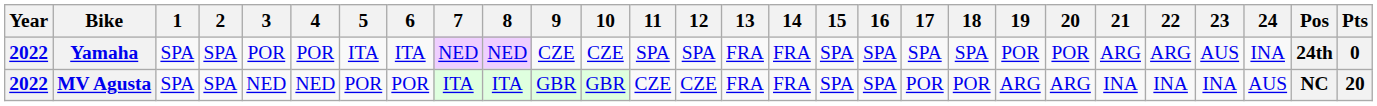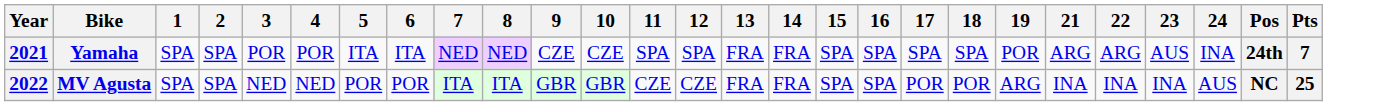- column: (1070, 20)
(29, 52) 2022 -> (29, 52) 2021
(1355, 52) 0 -> (1305, 52) 7
(1355, 85) 20 -> (1305, 85) 25
